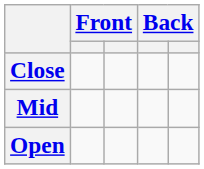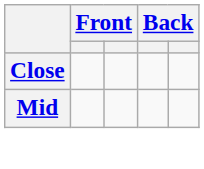- row: (37, 144)
